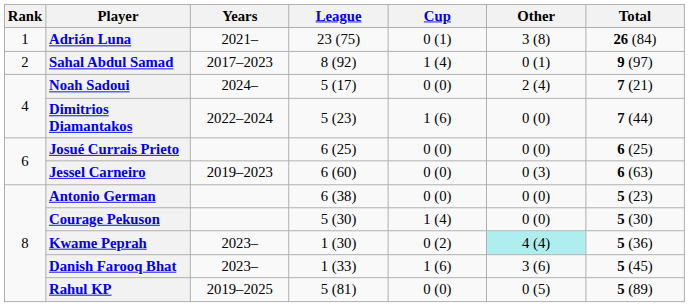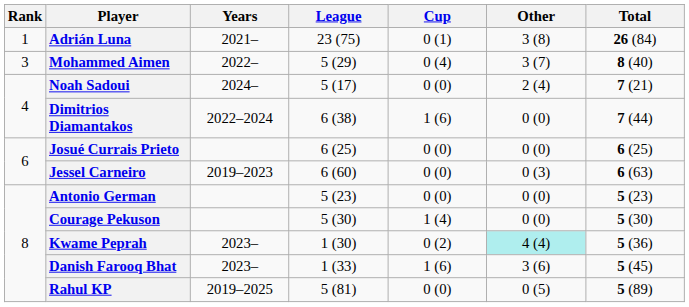- row: (111, 62)
+ row: (109, 62)
(339, 117) 5 (23) -> (339, 117) 6 (38)
(339, 196) 6 (38) -> (339, 196) 5 (23)
